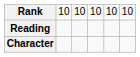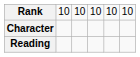rows swapped: (30, 44) <-> (30, 28)
